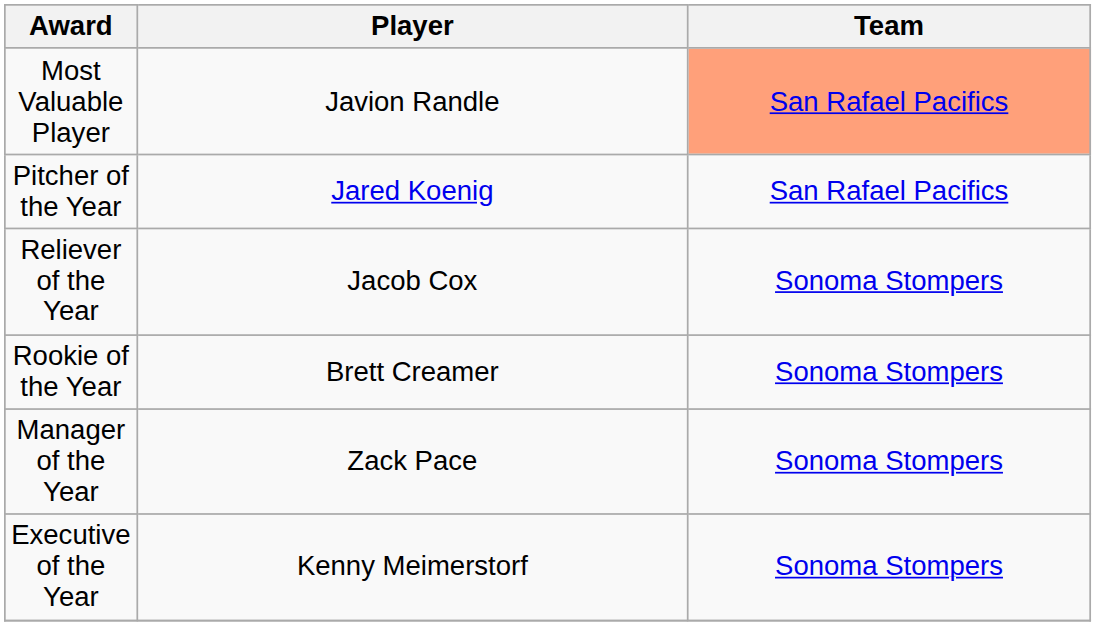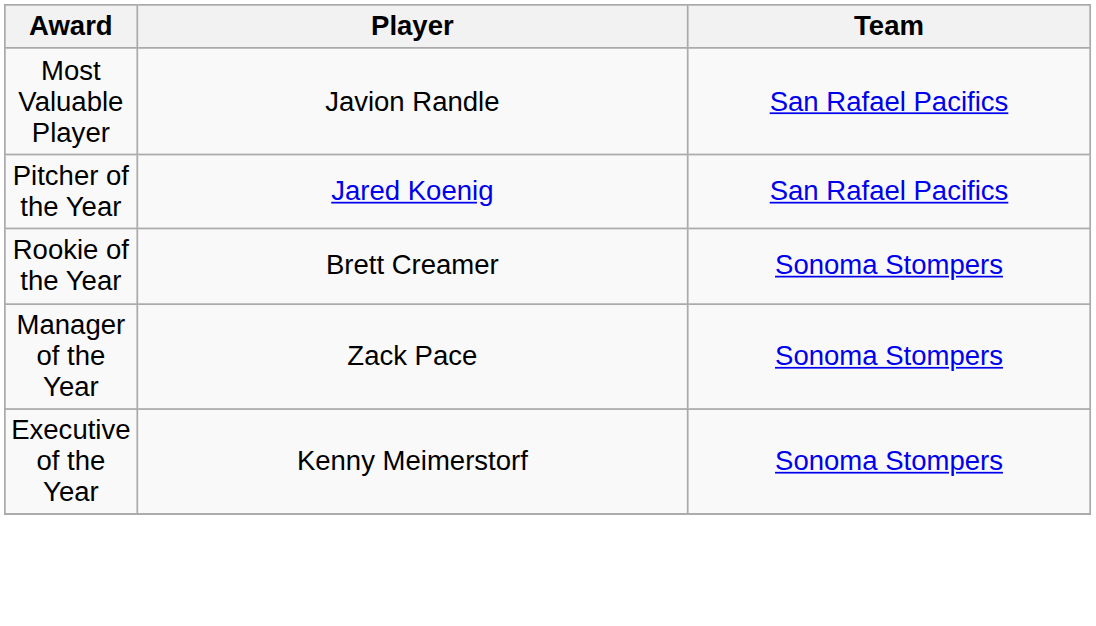(889, 100) lightsalmon background -> (889, 100) no background
- row: (71, 281)
